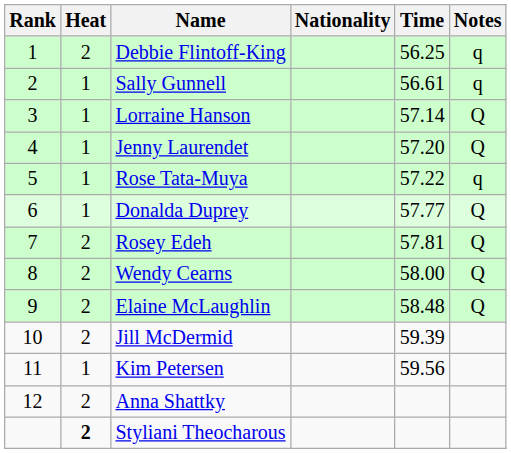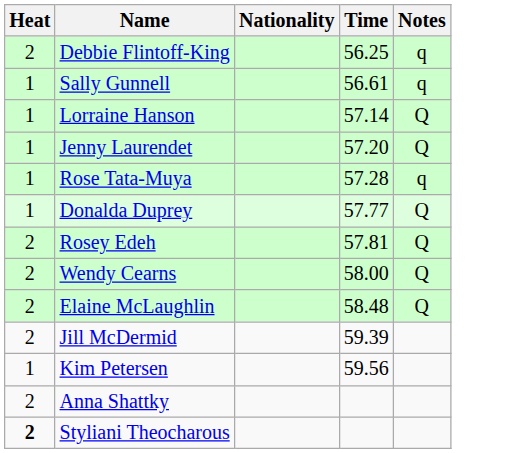- column: (33, 20)
(422, 178) 57.22 -> (366, 178) 57.28
